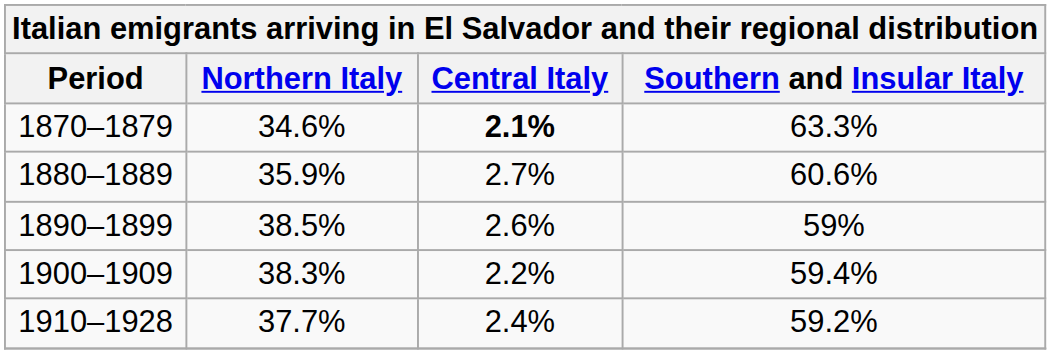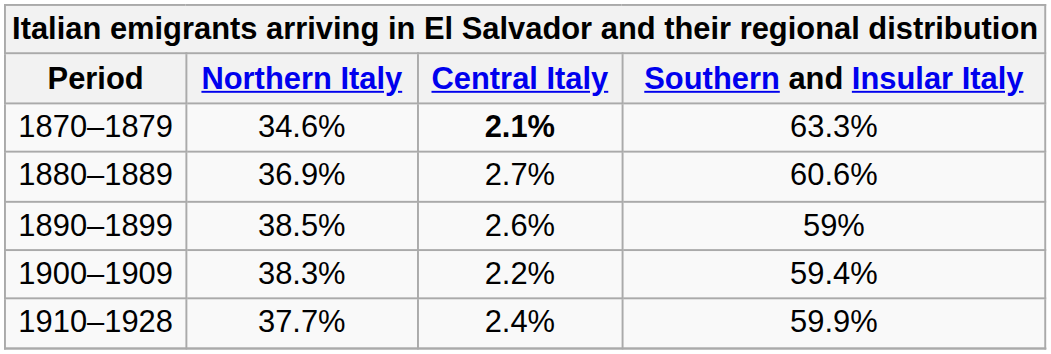(302, 175) 35.9% -> (302, 175) 36.9%
(834, 322) 59.2% -> (834, 322) 59.9%
